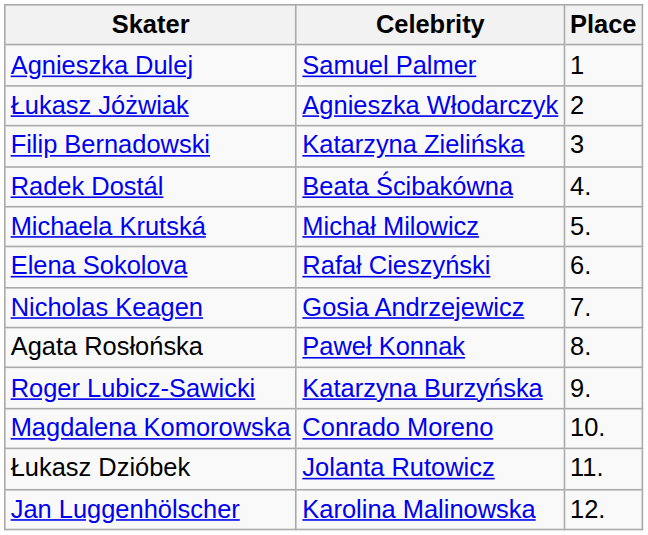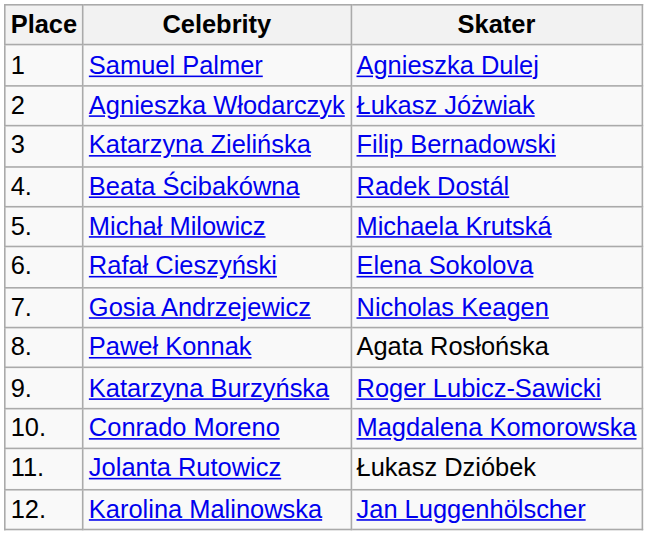columns swapped: (603, 24) <-> (151, 24)
